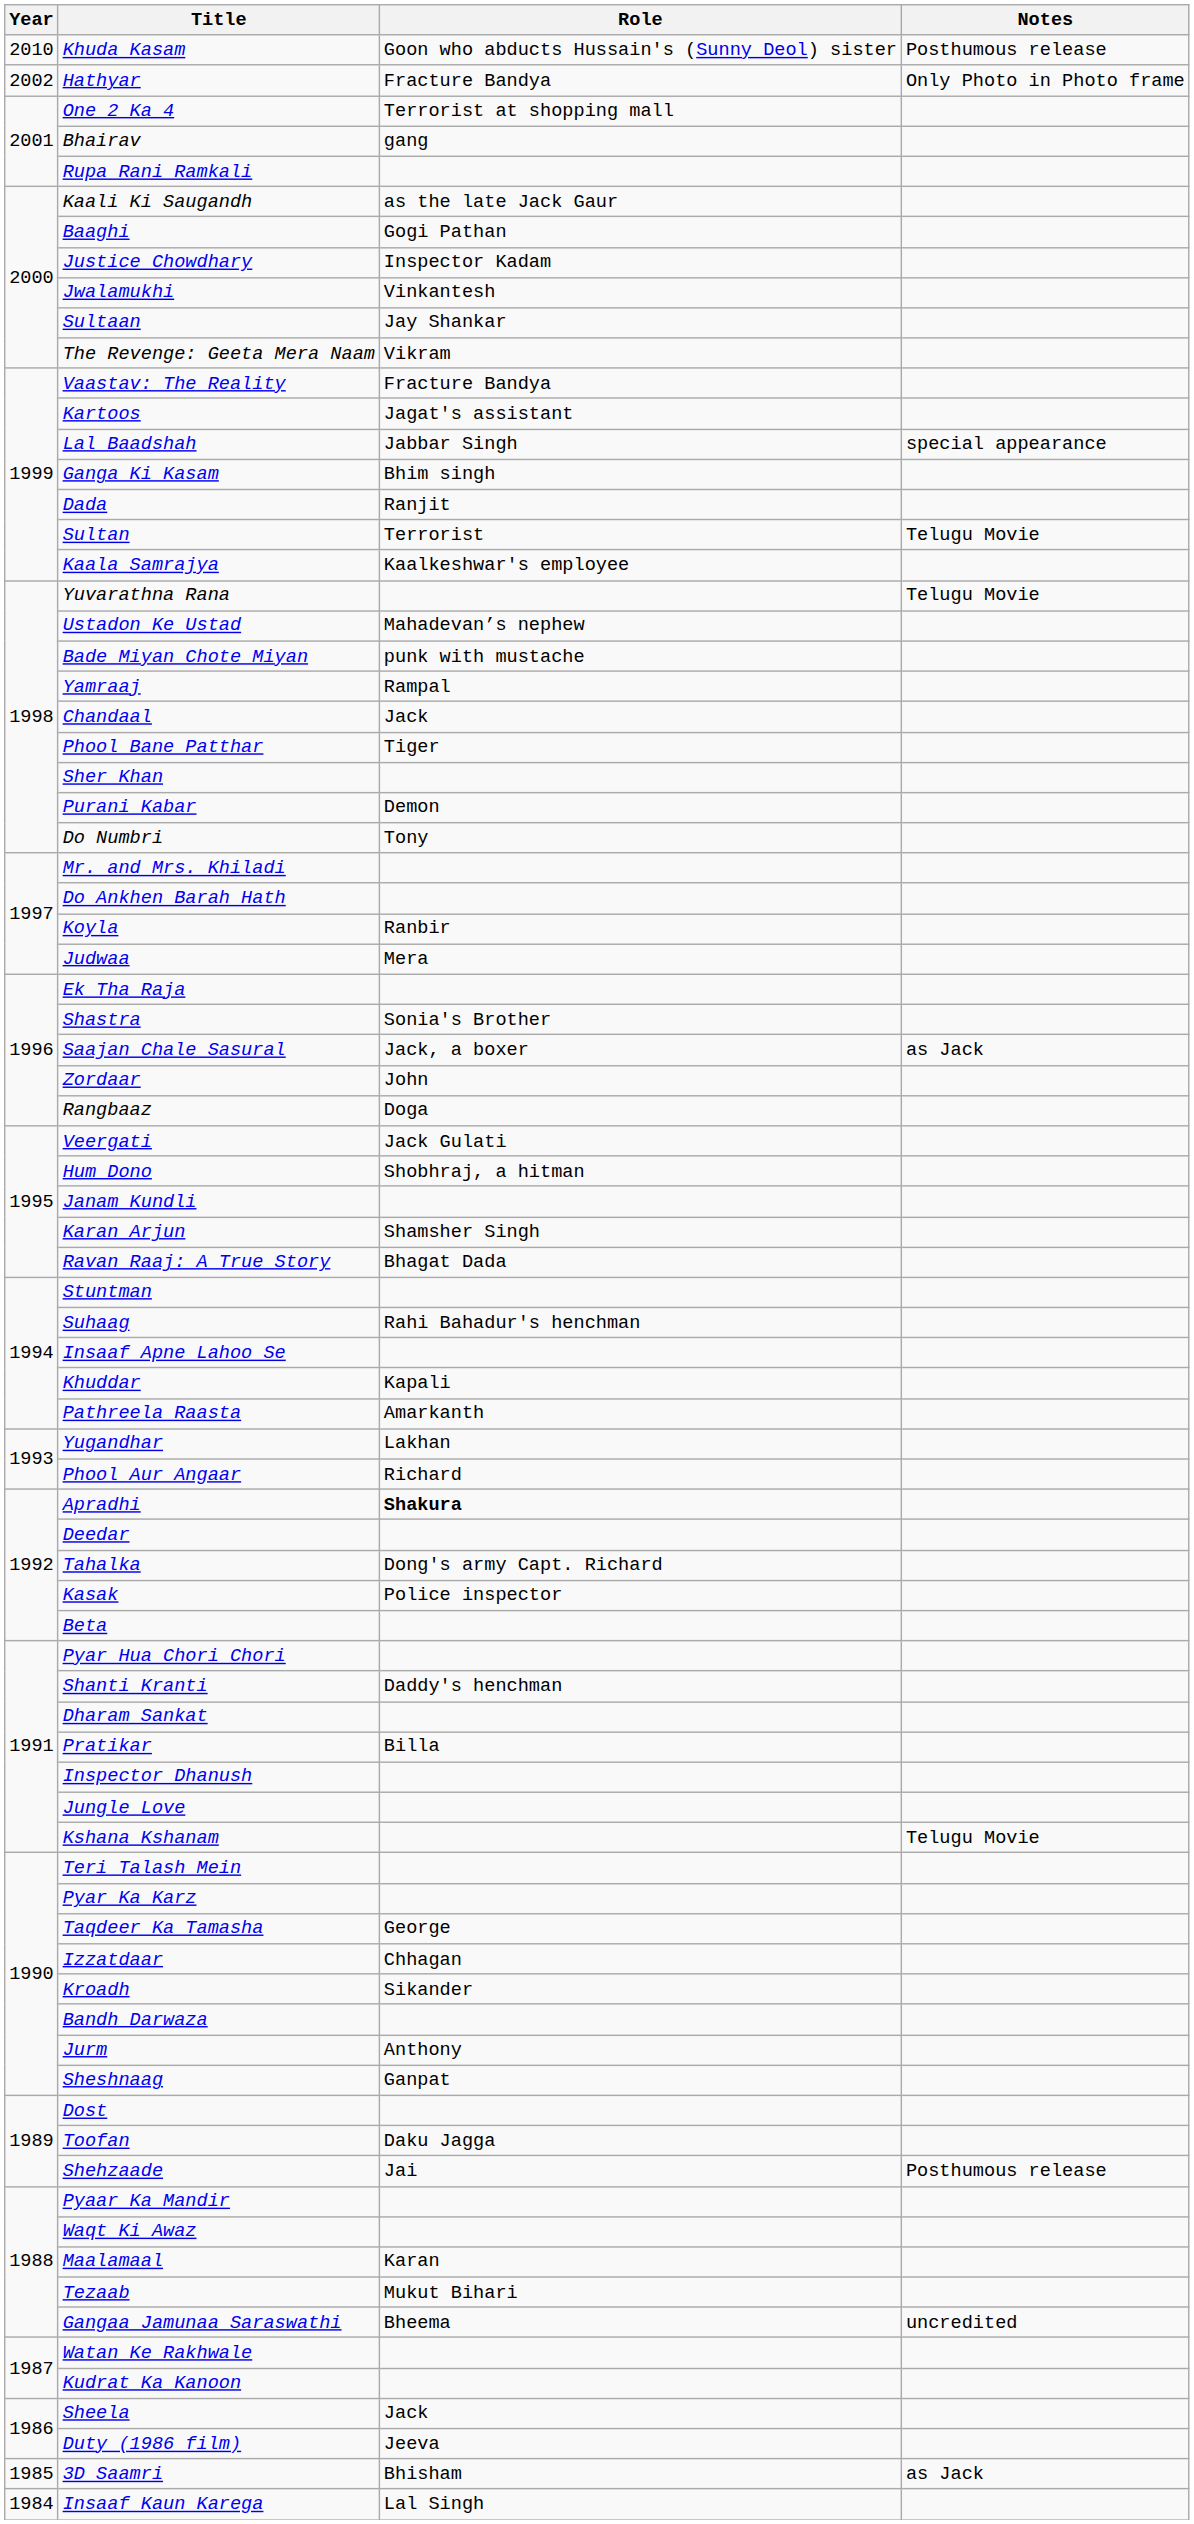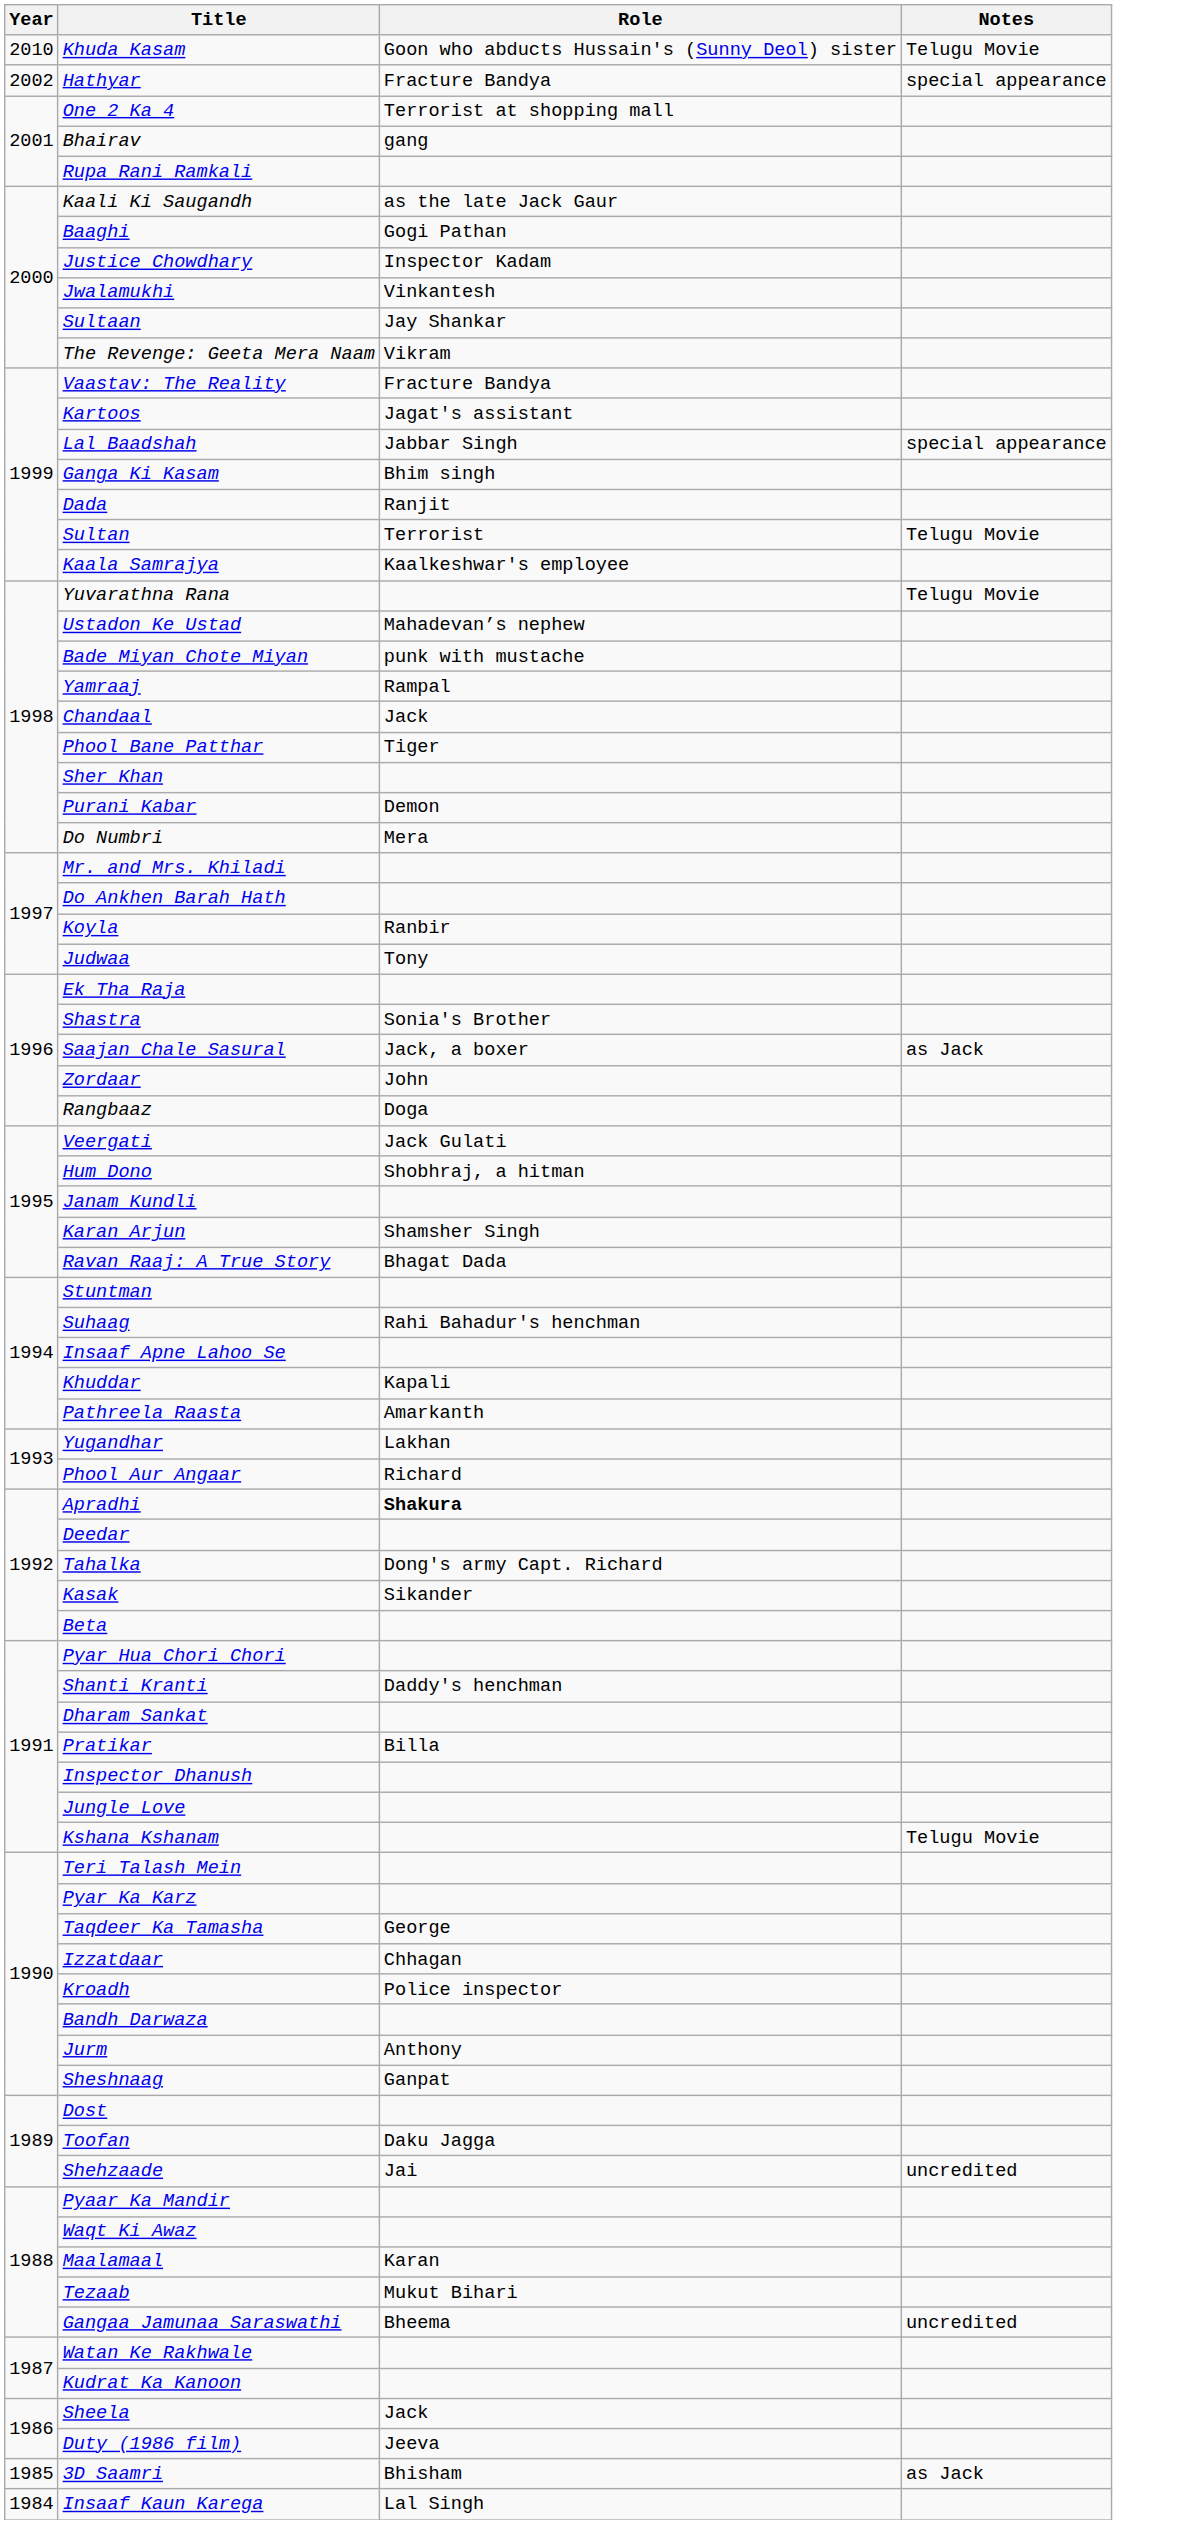(1006, 50) Posthumous release -> (973, 50) Telugu Movie
(1045, 80) Only Photo in Photo frame -> (1006, 80) special appearance
(406, 838) Tony -> (406, 838) Mera
(406, 959) Mera -> (406, 959) Tony
(473, 1595) Police inspector -> (428, 1595) Sikander
(428, 1989) Sikander -> (473, 1989) Police inspector
(1006, 2171) Posthumous release -> (962, 2171) uncredited
